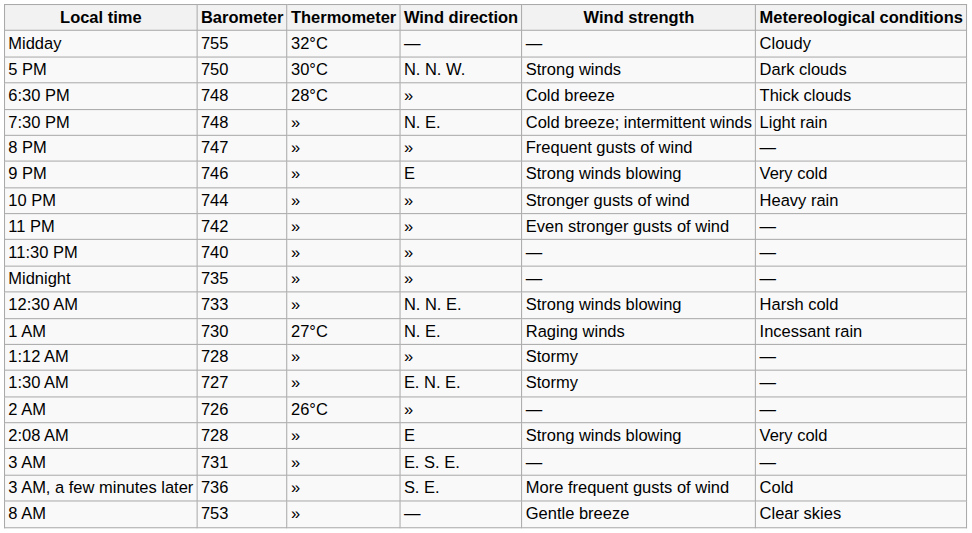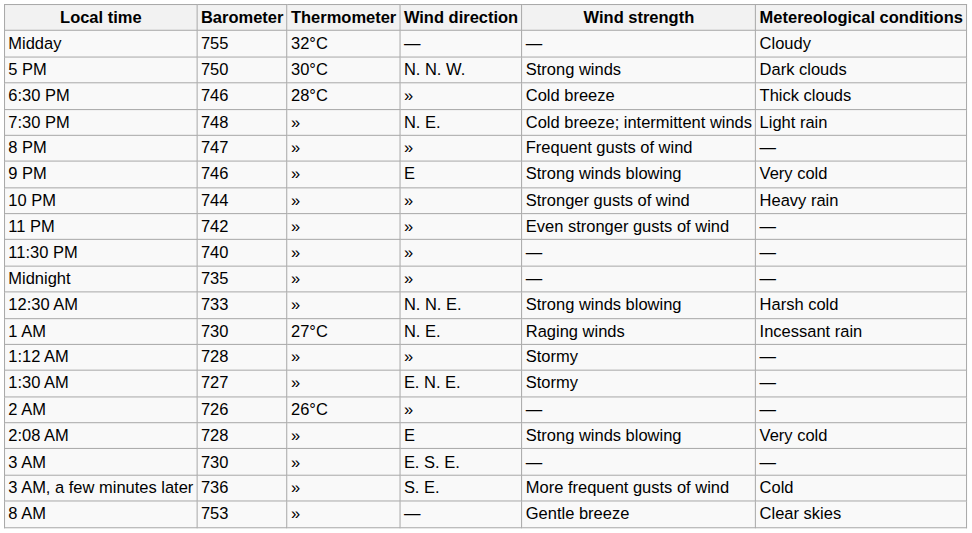(215, 95) 748 -> (215, 95) 746
(215, 461) 731 -> (215, 461) 730
